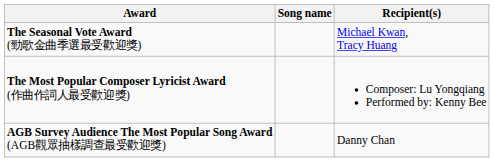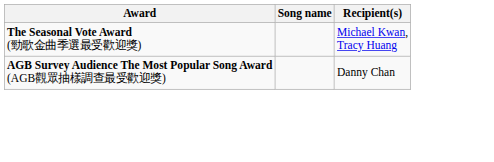- row: (116, 89)
